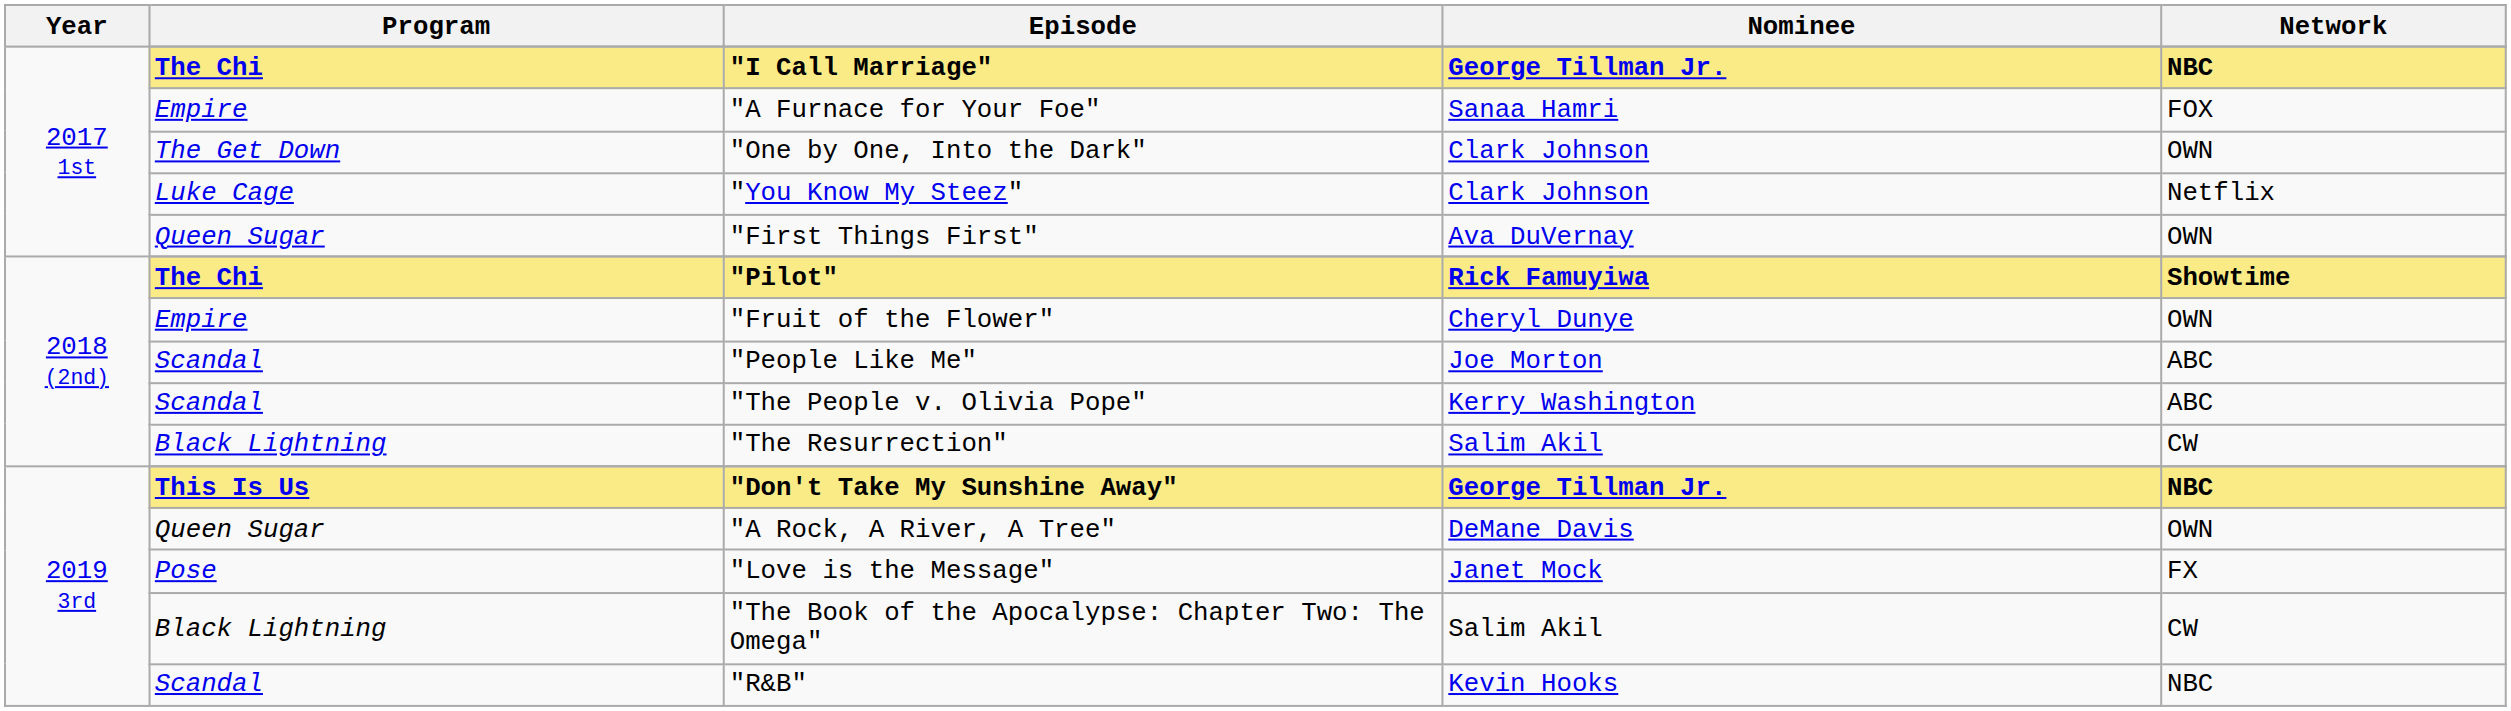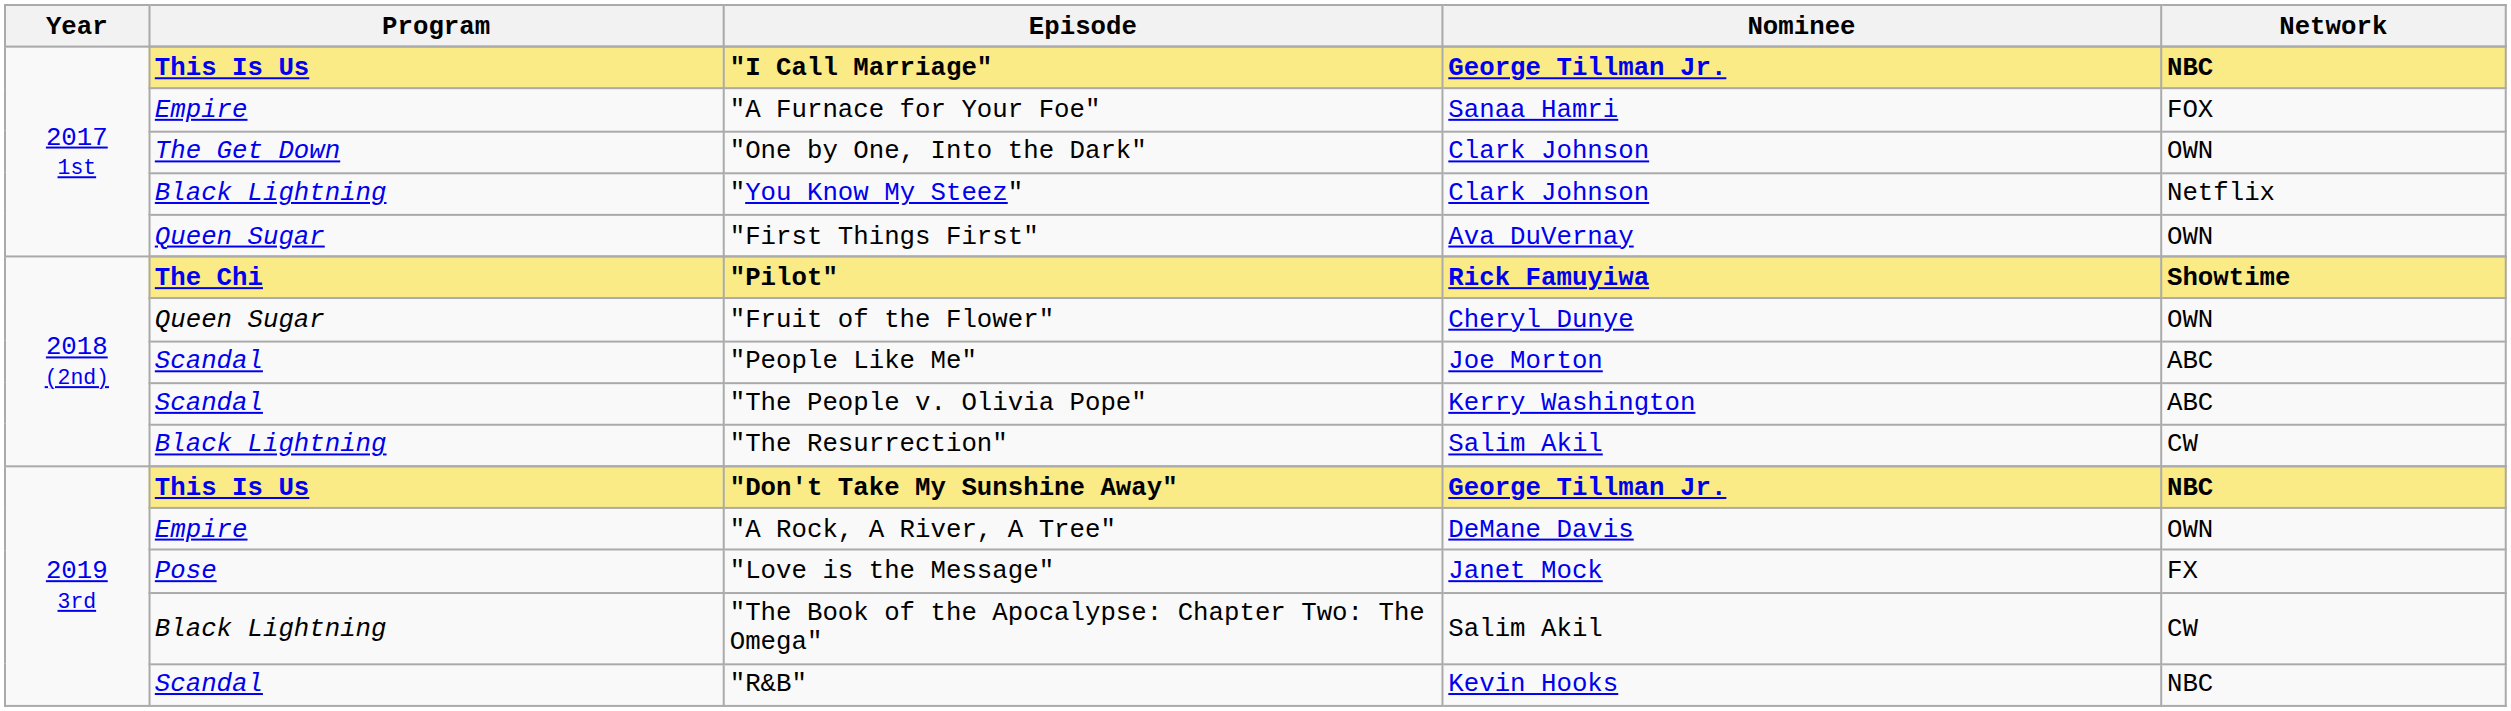(209, 68) The Chi -> (232, 68) This Is Us
(224, 194) Luke Cage -> (271, 194) Black Lightning
(201, 320) Empire -> (240, 320) Queen Sugar
(240, 529) Queen Sugar -> (201, 529) Empire
